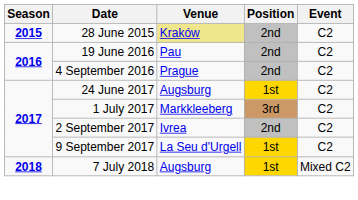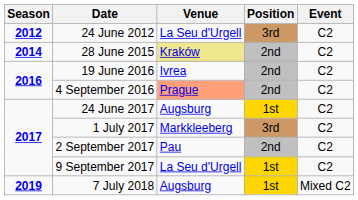+ row: (118, 33)
(29, 33) 2015 -> (29, 52) 2014
(170, 52) Pau -> (173, 71) Ivrea
(179, 71) no background -> (179, 90) lightsalmon background
(173, 128) Ivrea -> (170, 147) Pau
(29, 166) 2018 -> (29, 185) 2019
